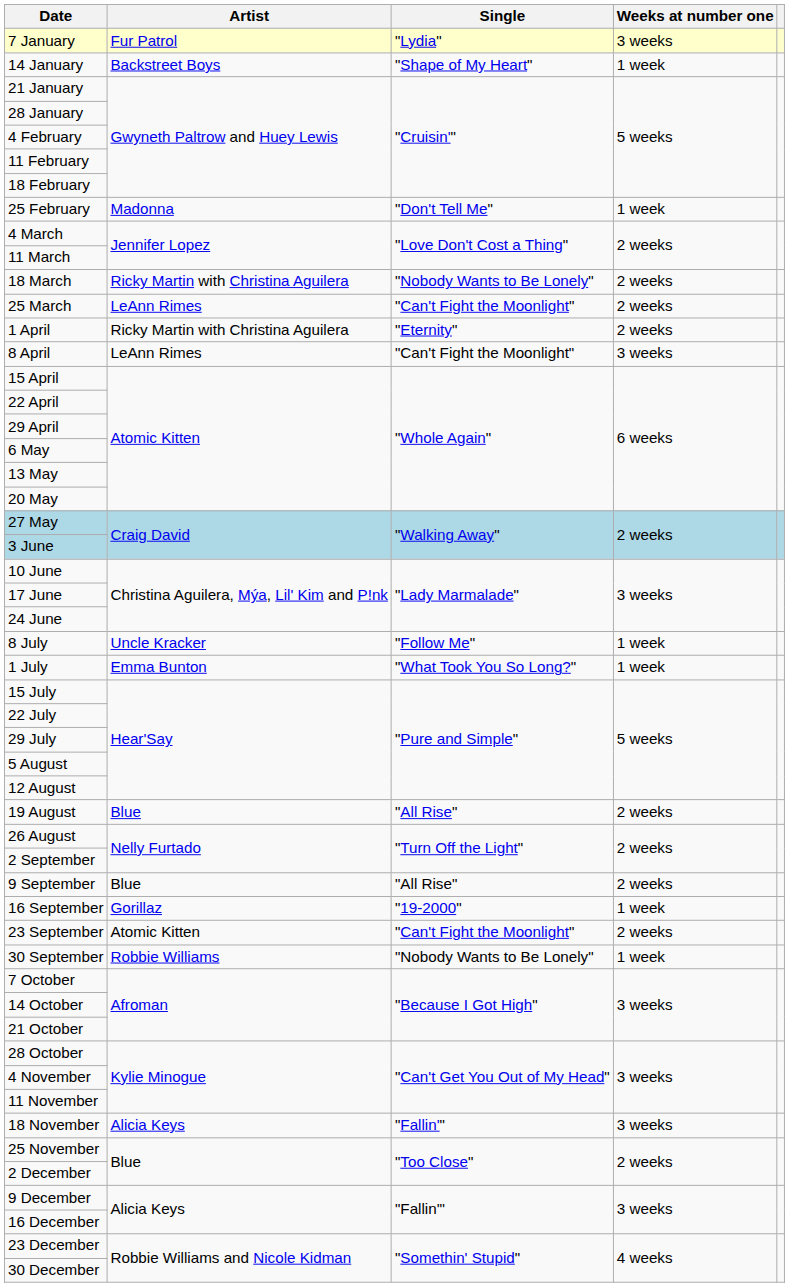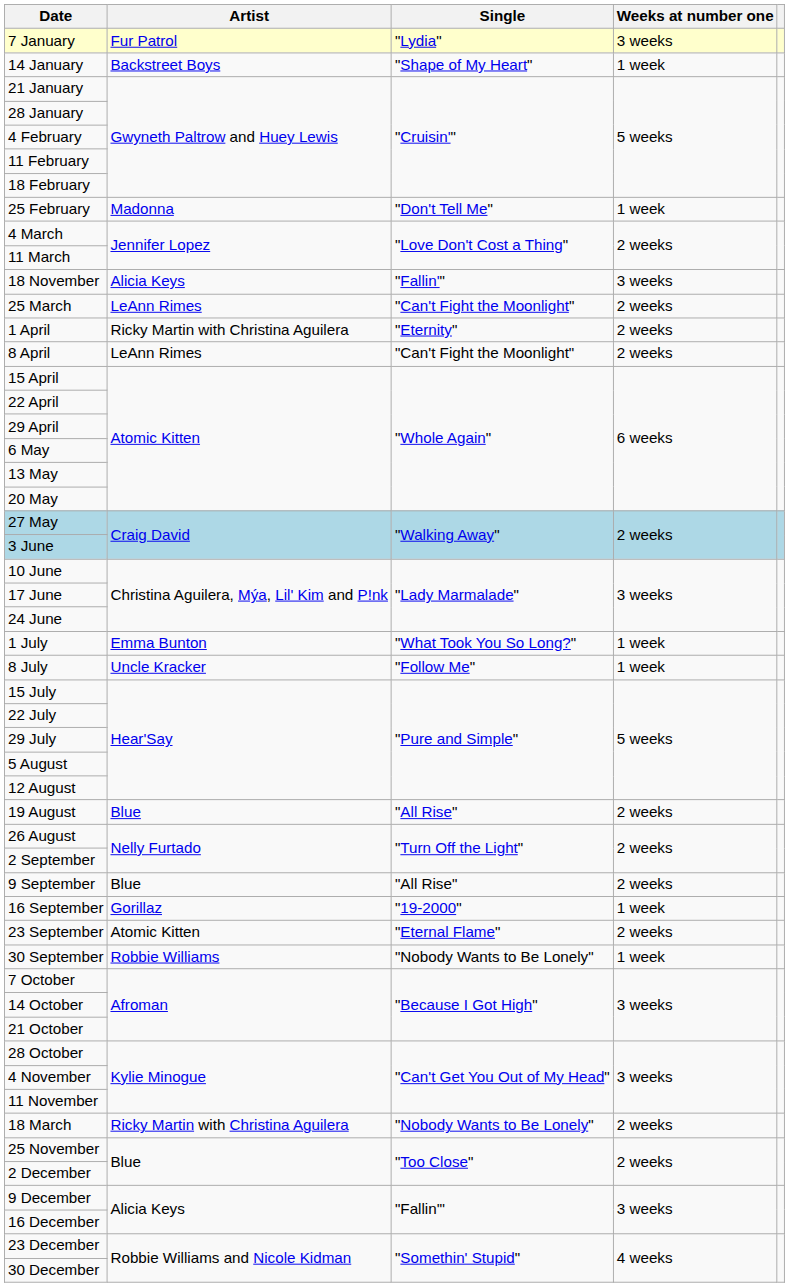rows swapped: (40, 281) <-> (54, 1125)
(645, 354) 3 weeks -> (645, 354) 2 weeks
rows swapped: (28, 667) <-> (28, 643)
(485, 932) "Can't Fight the Moonlight" -> (448, 932) "Eternal Flame"
